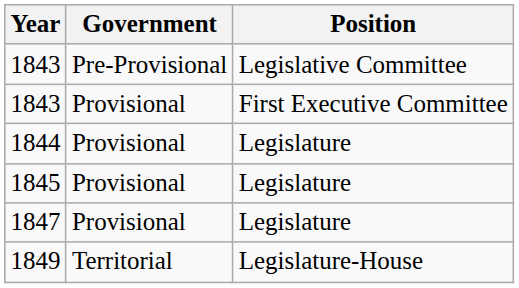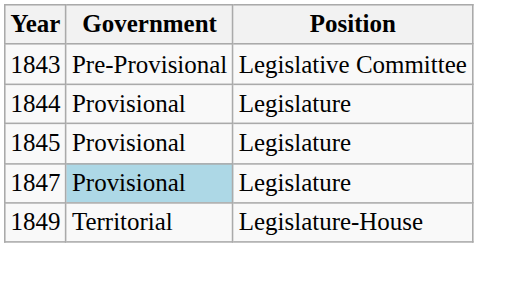- row: (35, 103)
(129, 222) no background -> (129, 182) lightblue background
